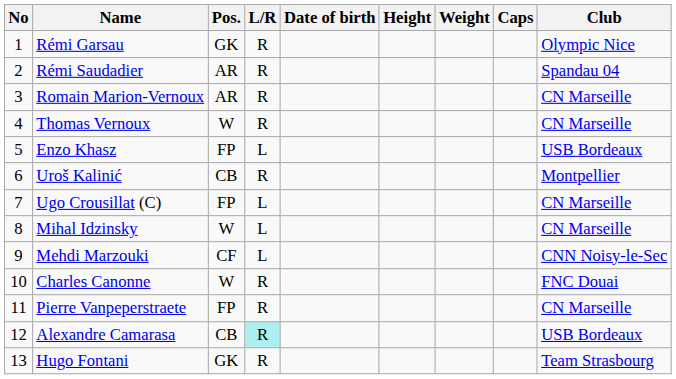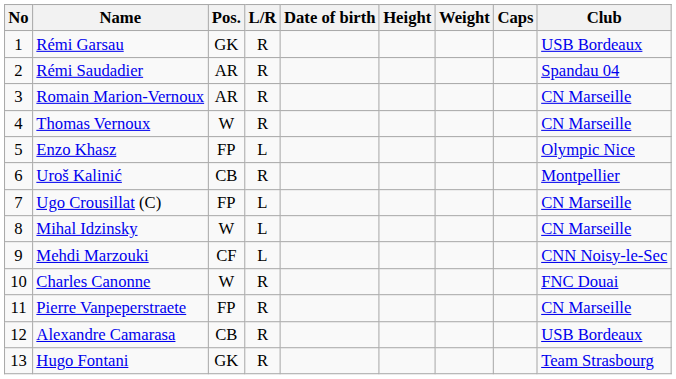(588, 44) Olympic Nice -> (592, 44) USB Bordeaux
(592, 149) USB Bordeaux -> (588, 149) Olympic Nice
(262, 334) paleturquoise background -> (262, 334) no background
